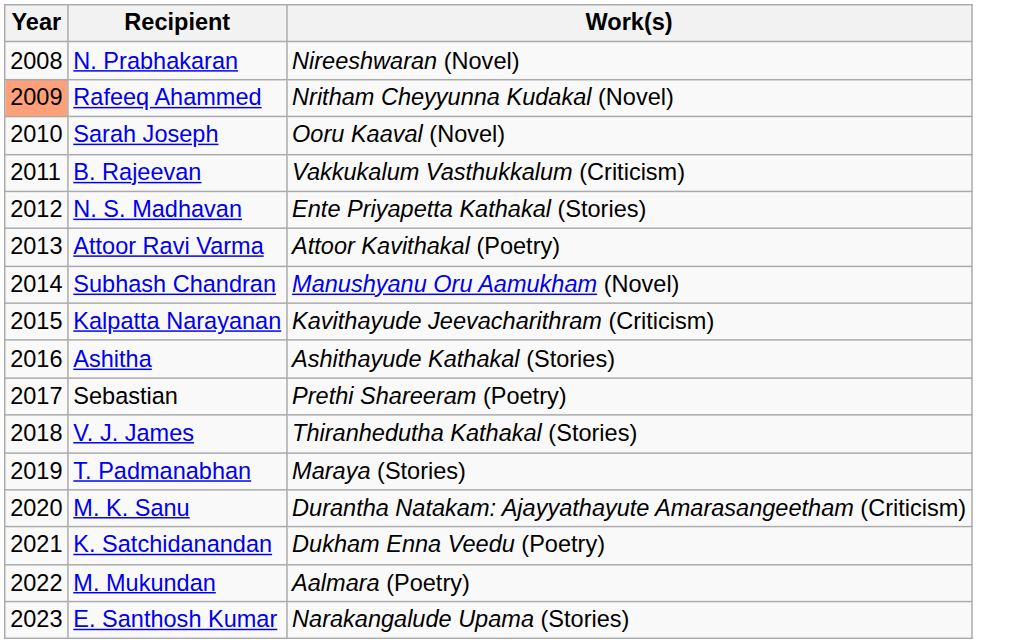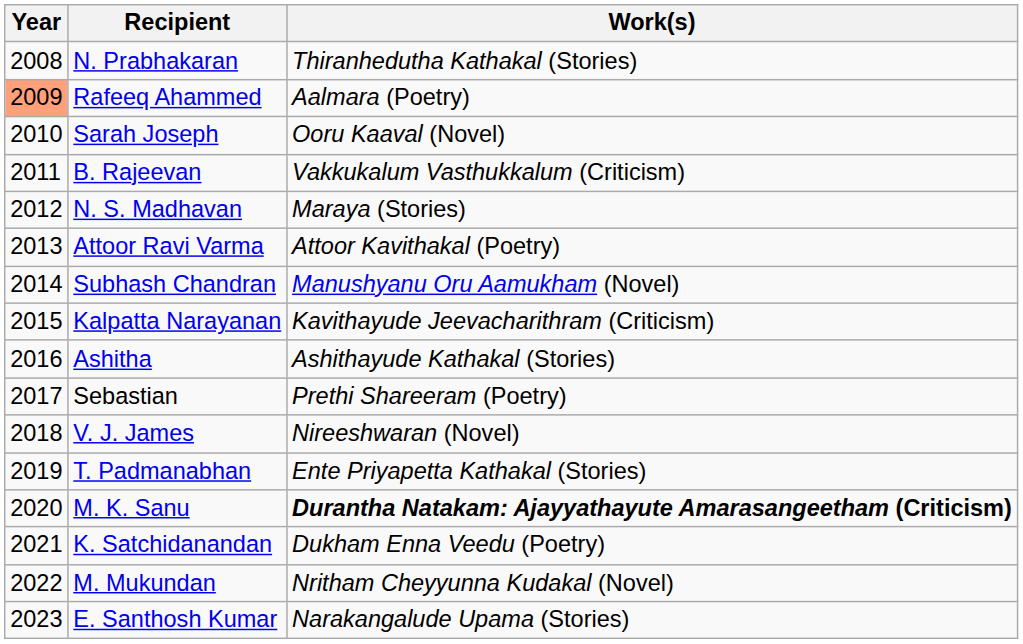(406, 60) Nireeshwaran (Novel) -> (465, 60) Thiranhedutha Kathakal (Stories)
(483, 97) Nritham Cheyyunna Kudakal (Novel) -> (381, 97) Aalmara (Poetry)
(469, 209) Ente Priyapetta Kathakal (Stories) -> (379, 209) Maraya (Stories)
(465, 433) Thiranhedutha Kathakal (Stories) -> (406, 433) Nireeshwaran (Novel)
(379, 470) Maraya (Stories) -> (469, 470) Ente Priyapetta Kathakal (Stories)
(629, 508) normal -> (652, 508) bold
(381, 582) Aalmara (Poetry) -> (483, 582) Nritham Cheyyunna Kudakal (Novel)
